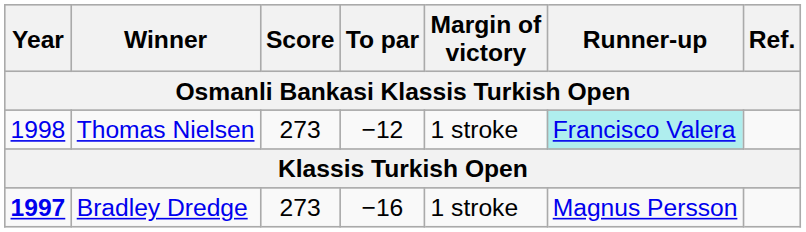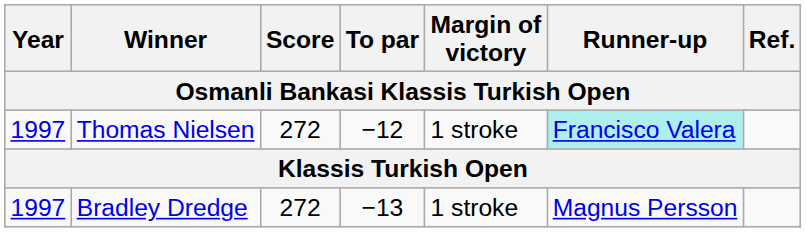(38, 130) 1998 -> (38, 130) 1997
(300, 130) 273 -> (300, 130) 272
(38, 208) bold -> (38, 208) normal
(300, 208) 273 -> (300, 208) 272
(382, 208) −16 -> (382, 208) −13
